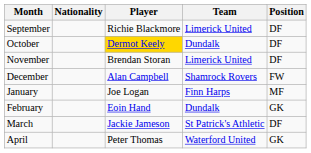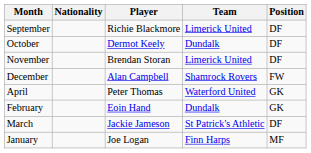(136, 44) gold background -> (136, 44) no background
rows swapped: (22, 92) <-> (17, 140)
